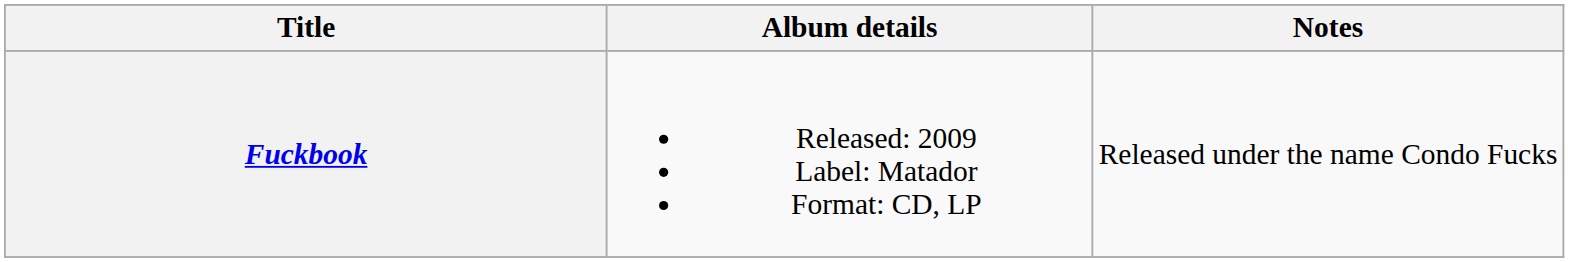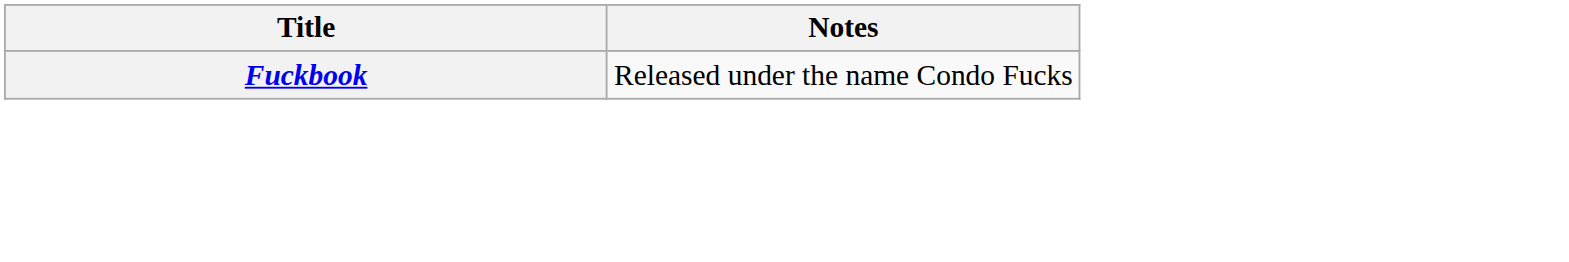- column: (850, 27)
